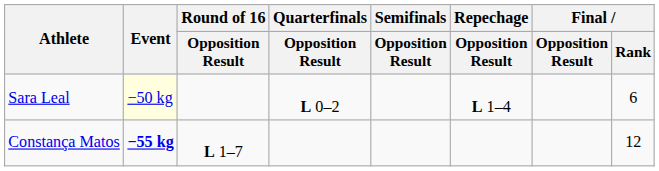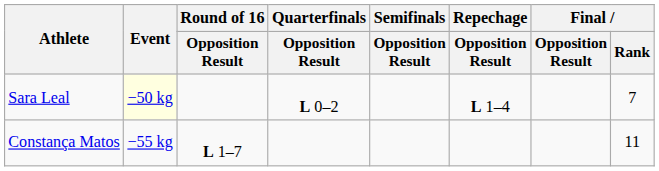(633, 97) 6 -> (632, 97) 7
(151, 143) bold -> (150, 143) normal
(633, 143) 12 -> (632, 143) 11
